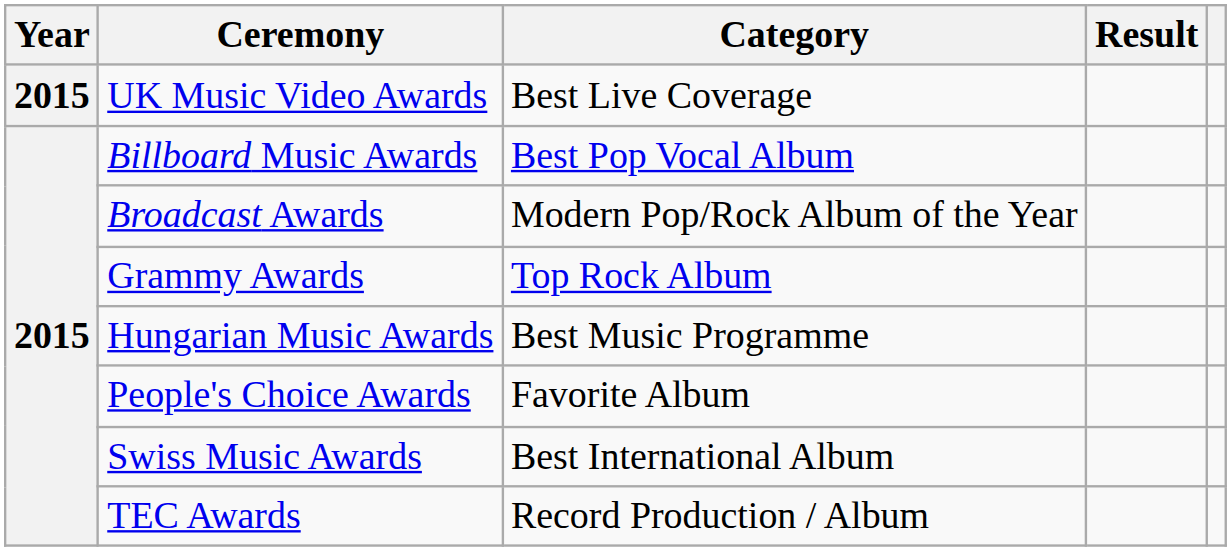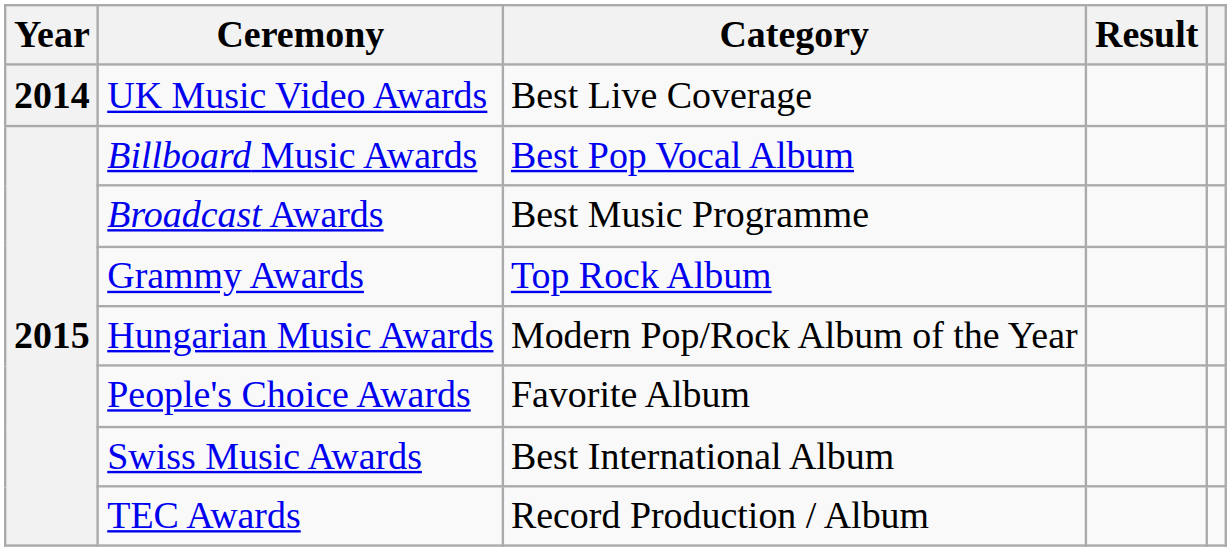(52, 94) 2015 -> (52, 94) 2014
(794, 214) Modern Pop/Rock Album of the Year -> (690, 214) Best Music Programme
(690, 335) Best Music Programme -> (794, 335) Modern Pop/Rock Album of the Year
